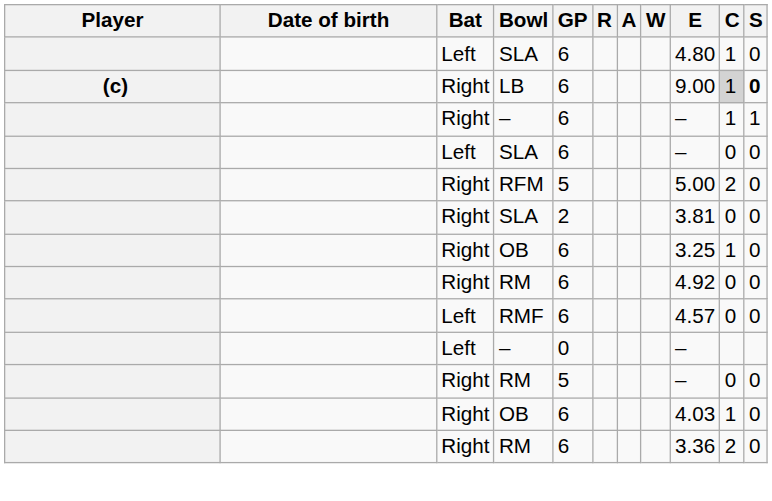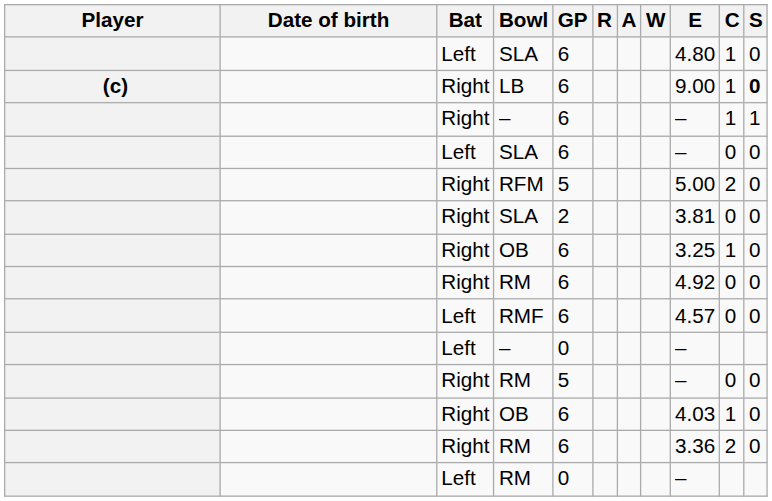(730, 86) lightgrey background -> (730, 86) no background
+ row: (458, 479)
